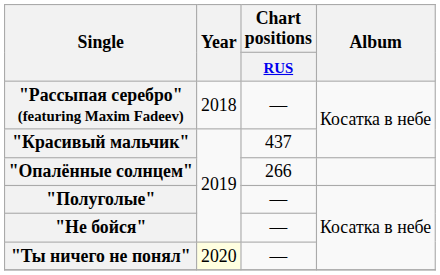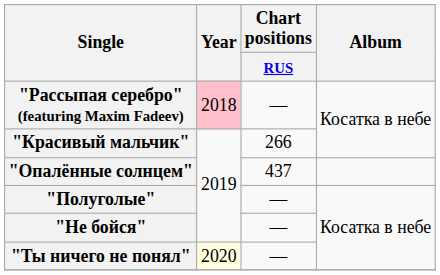(219, 104) no background -> (219, 104) pink background
(278, 143) 437 -> (278, 143) 266
(278, 171) 266 -> (278, 171) 437
